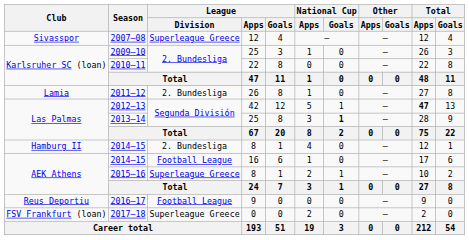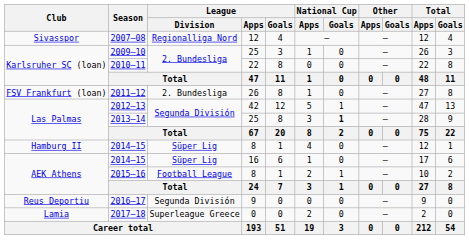(195, 38) Superleague Greece -> (195, 38) Regionalliga Nord
(56, 92) Lamia -> (56, 92) FSV Frankfurt (loan)
(424, 106) bold -> (424, 106) normal
(195, 147) 2. Bundesliga -> (195, 147) Süper Lig
(195, 160) Football League -> (195, 160) Süper Lig
(195, 174) Superleague Greece -> (195, 174) Football League
(195, 201) Football League -> (195, 201) Segunda División
(56, 214) FSV Frankfurt (loan) -> (56, 214) Lamia
